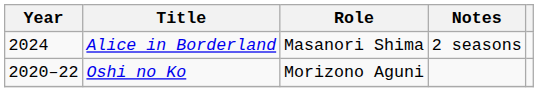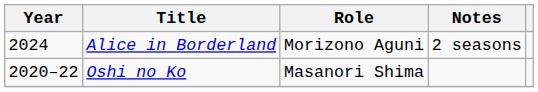(354, 45) Masanori Shima -> (354, 45) Morizono Aguni
(354, 72) Morizono Aguni -> (354, 72) Masanori Shima
